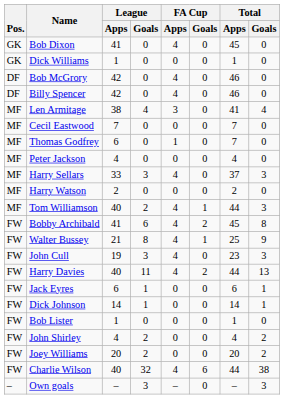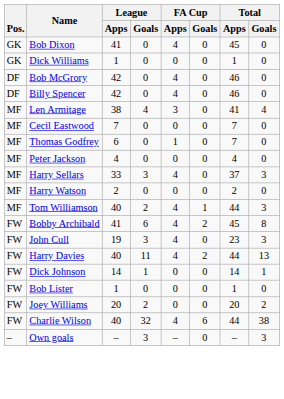- row: (59, 239)
- row: (51, 288)
- row: (55, 337)
